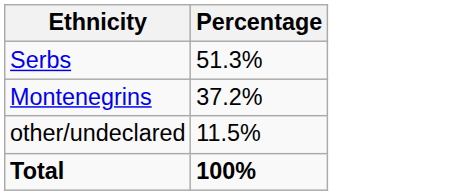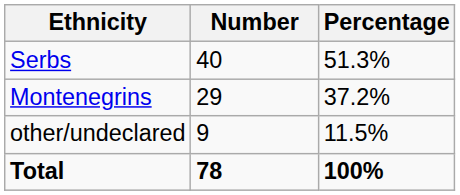+ column: (255, 23)
